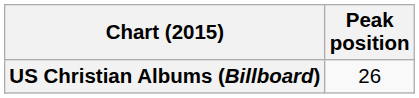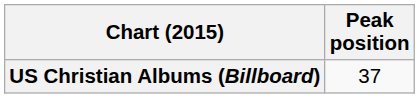(370, 76) 26 -> (370, 76) 37
